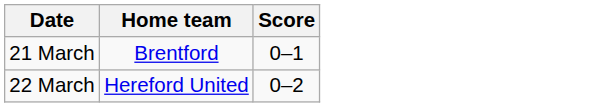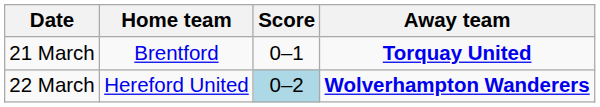+ column: (457, 20)
(287, 85) no background -> (287, 85) lightblue background
